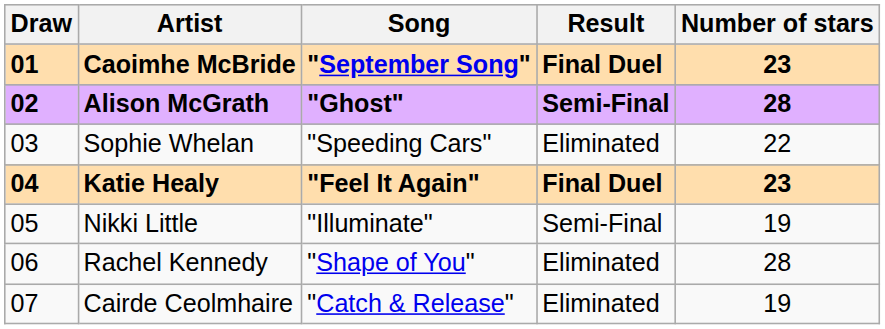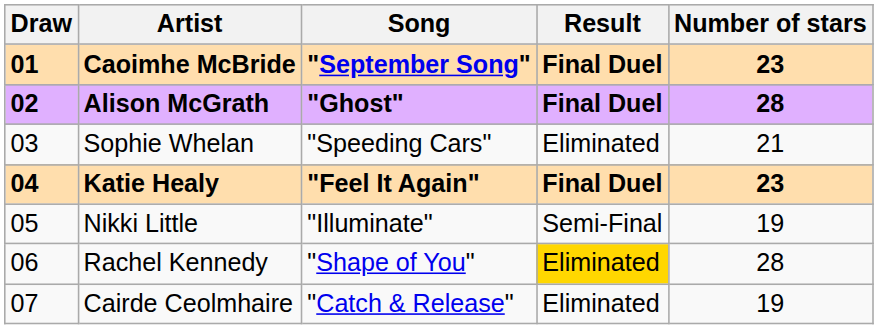(606, 104) Semi-Final -> (602, 104) Final Duel
(777, 143) 22 -> (770, 143) 21
(601, 263) no background -> (601, 263) gold background
